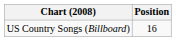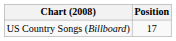(152, 28) 16 -> (152, 28) 17
